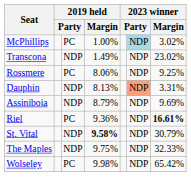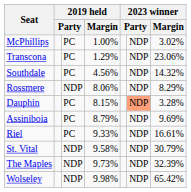(139, 42) lightblue background -> (139, 42) no background
(73, 57) NDP -> (69, 57) PC
(106, 57) 1.49% -> (106, 57) 1.29%
(169, 57) 23.02% -> (169, 57) 23.06%
+ row: (26, 73)
(69, 73) PC -> (73, 88) NDP
(172, 73) 9.25% -> (171, 88) 8.29%
(73, 88) NDP -> (69, 103) PC
(106, 88) 8.13% -> (106, 103) 8.15%
(172, 88) 3.31% -> (171, 103) 3.28%
(73, 103) NDP -> (69, 118) PC
(106, 118) 9.36% -> (106, 133) 9.33%
(168, 118) bold -> (169, 133) normal
(105, 133) bold -> (106, 149) normal
(106, 149) 9.75% -> (106, 164) 9.73%
(169, 149) 32.33% -> (169, 164) 32.39%
(69, 164) PC -> (73, 179) NDP
